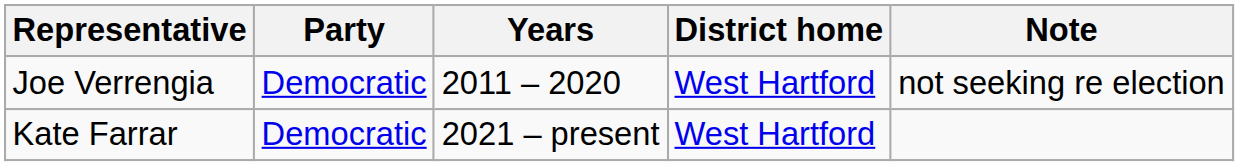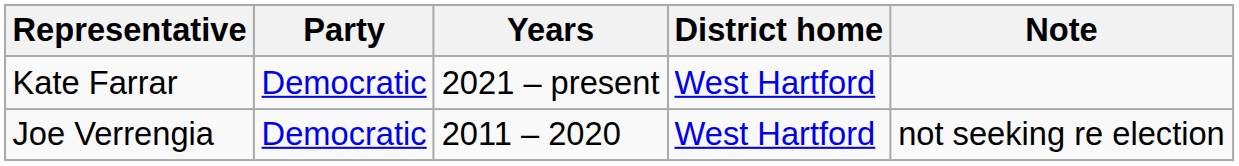rows swapped: (113, 82) <-> (95, 133)
